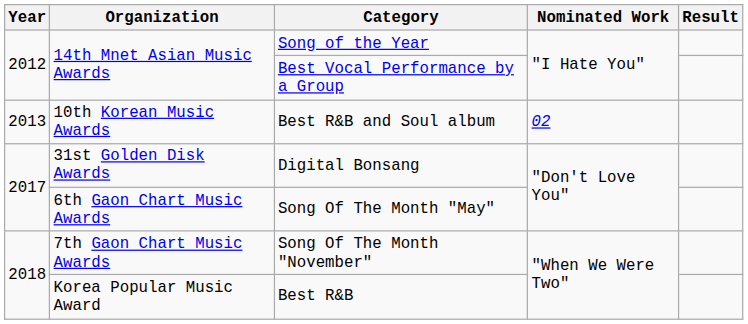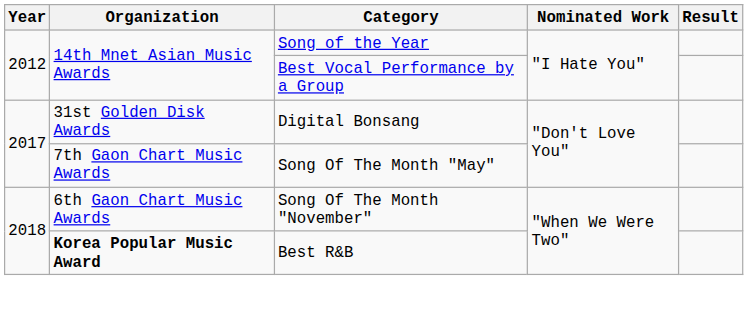- row: (386, 122)
(148, 209) 6th Gaon Chart Music Awards -> (148, 165) 7th Gaon Chart Music Awards
(148, 253) 7th Gaon Chart Music Awards -> (148, 209) 6th Gaon Chart Music Awards
(143, 297) normal -> (143, 253) bold
